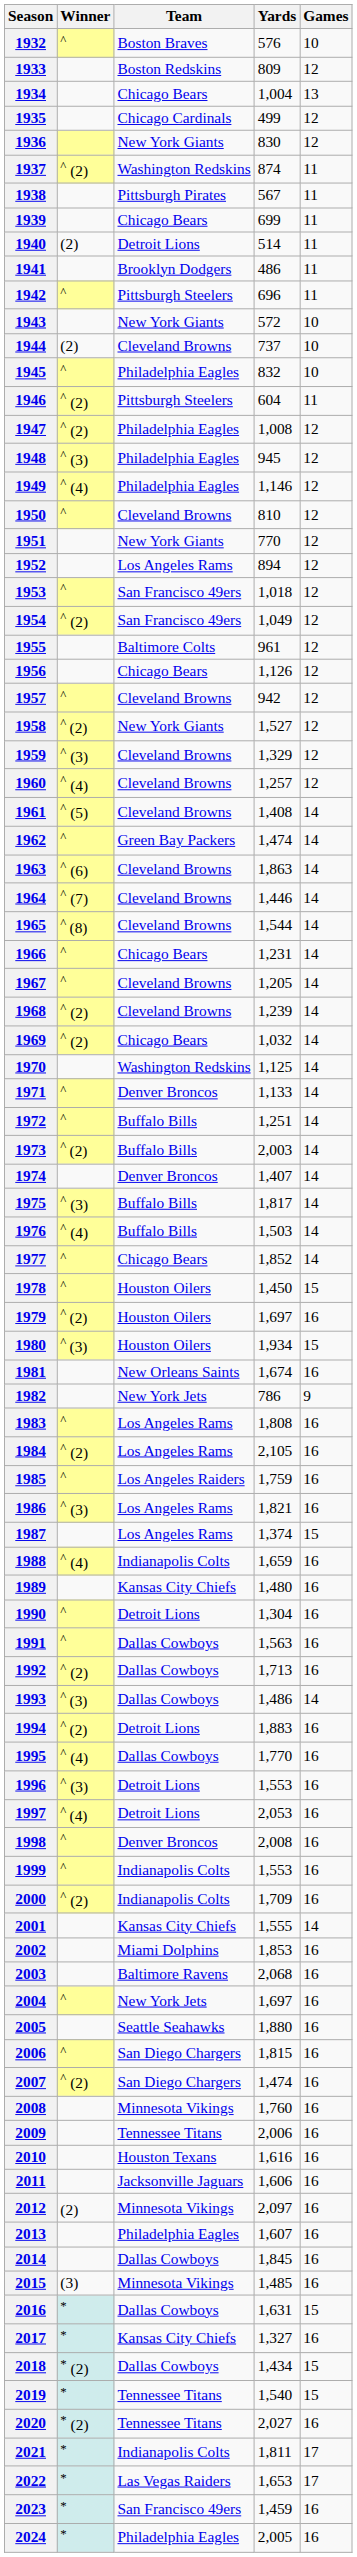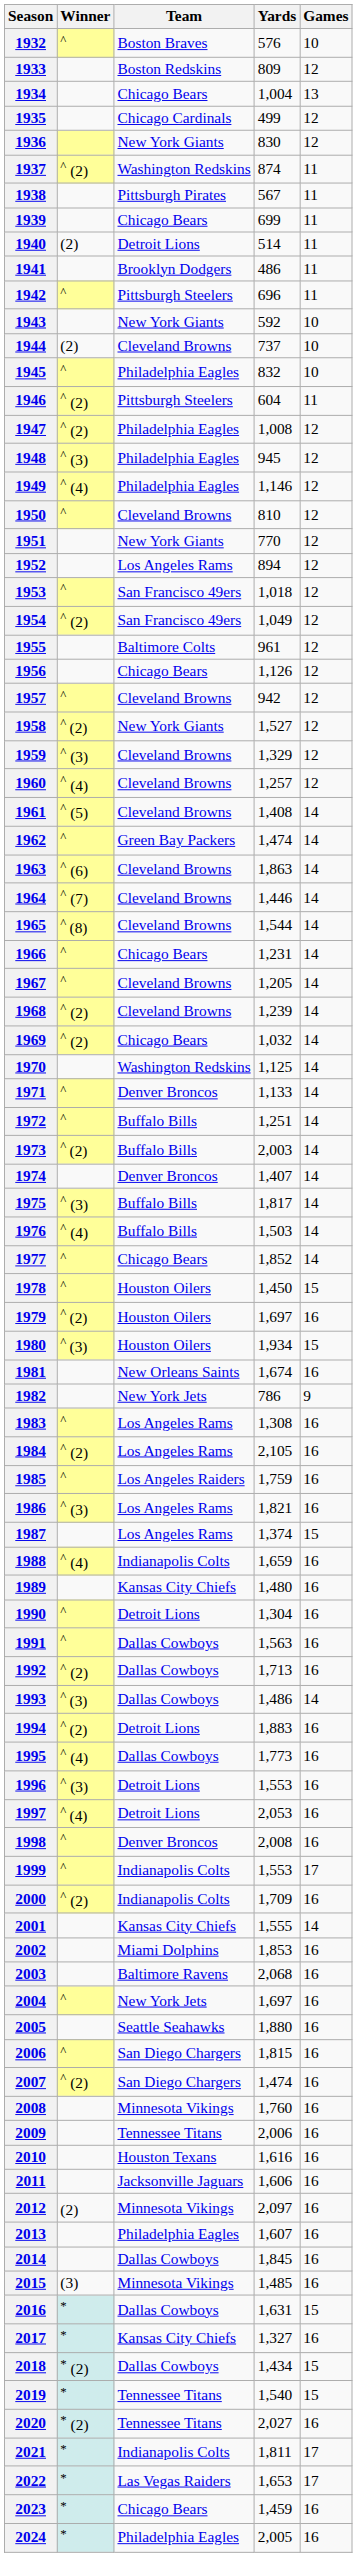(269, 321) 572 -> (269, 321) 592
(275, 1422) 1,808 -> (275, 1422) 1,308
(275, 1756) 1,770 -> (275, 1756) 1,773
(311, 1870) 16 -> (311, 1870) 17
(179, 2509) San Francisco 49ers -> (162, 2509) Chicago Bears
